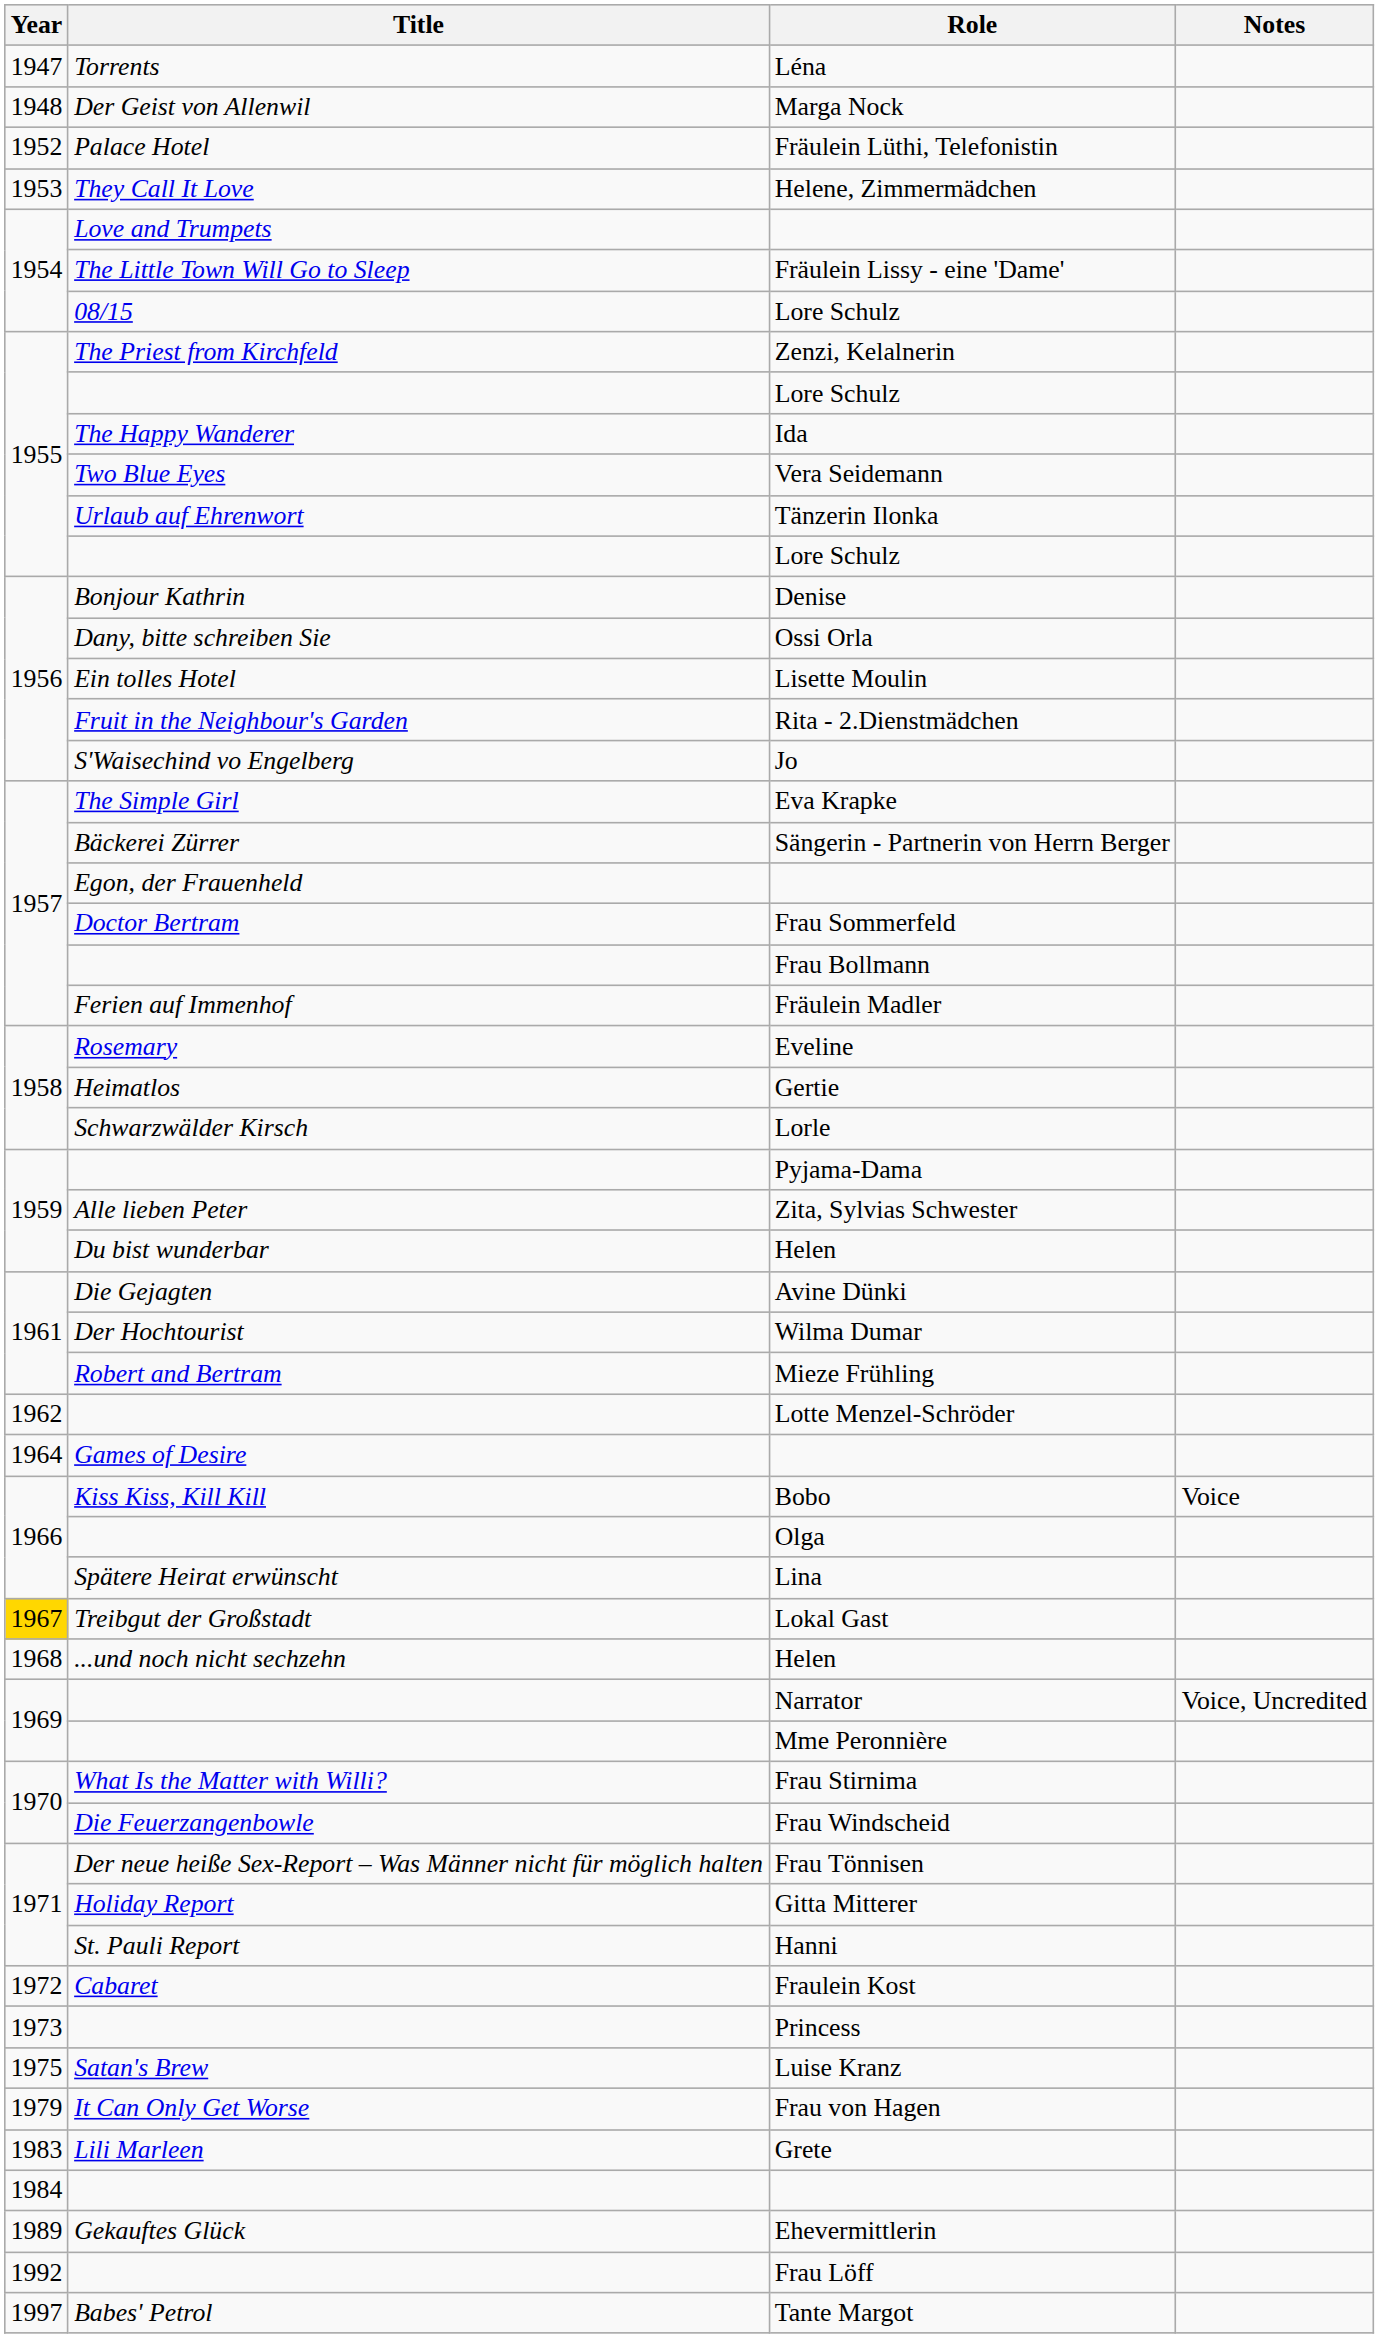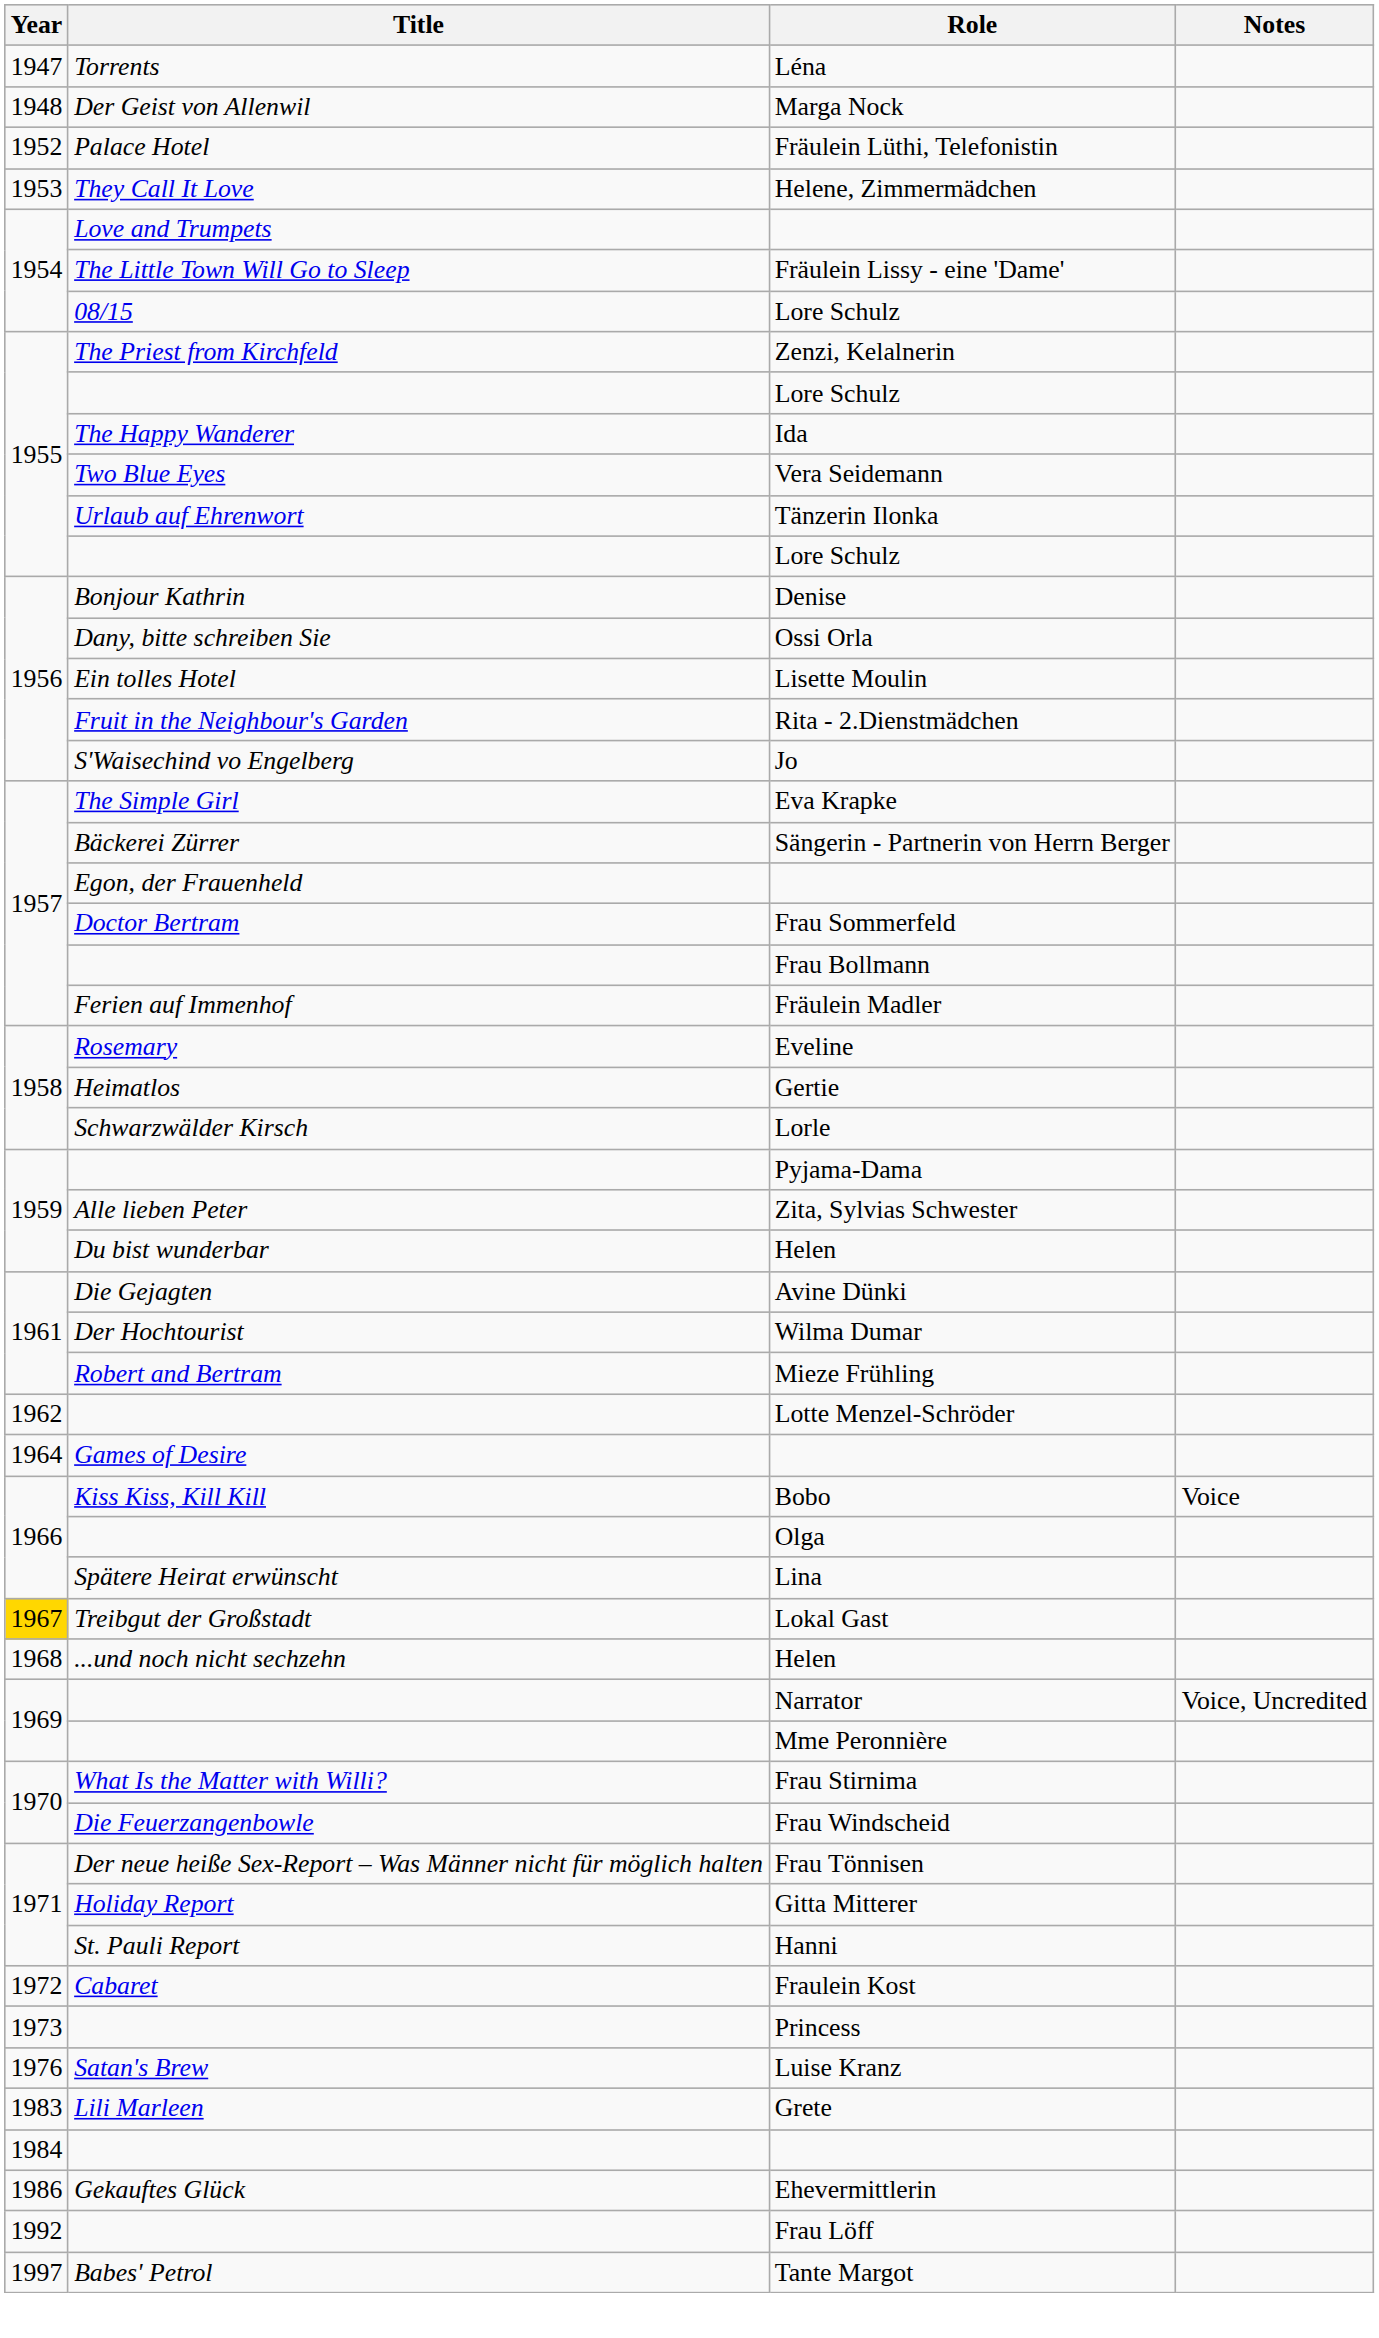(37, 2067) 1975 -> (37, 2067) 1976
- row: (192, 2108)
(37, 2231) 1989 -> (37, 2190) 1986
